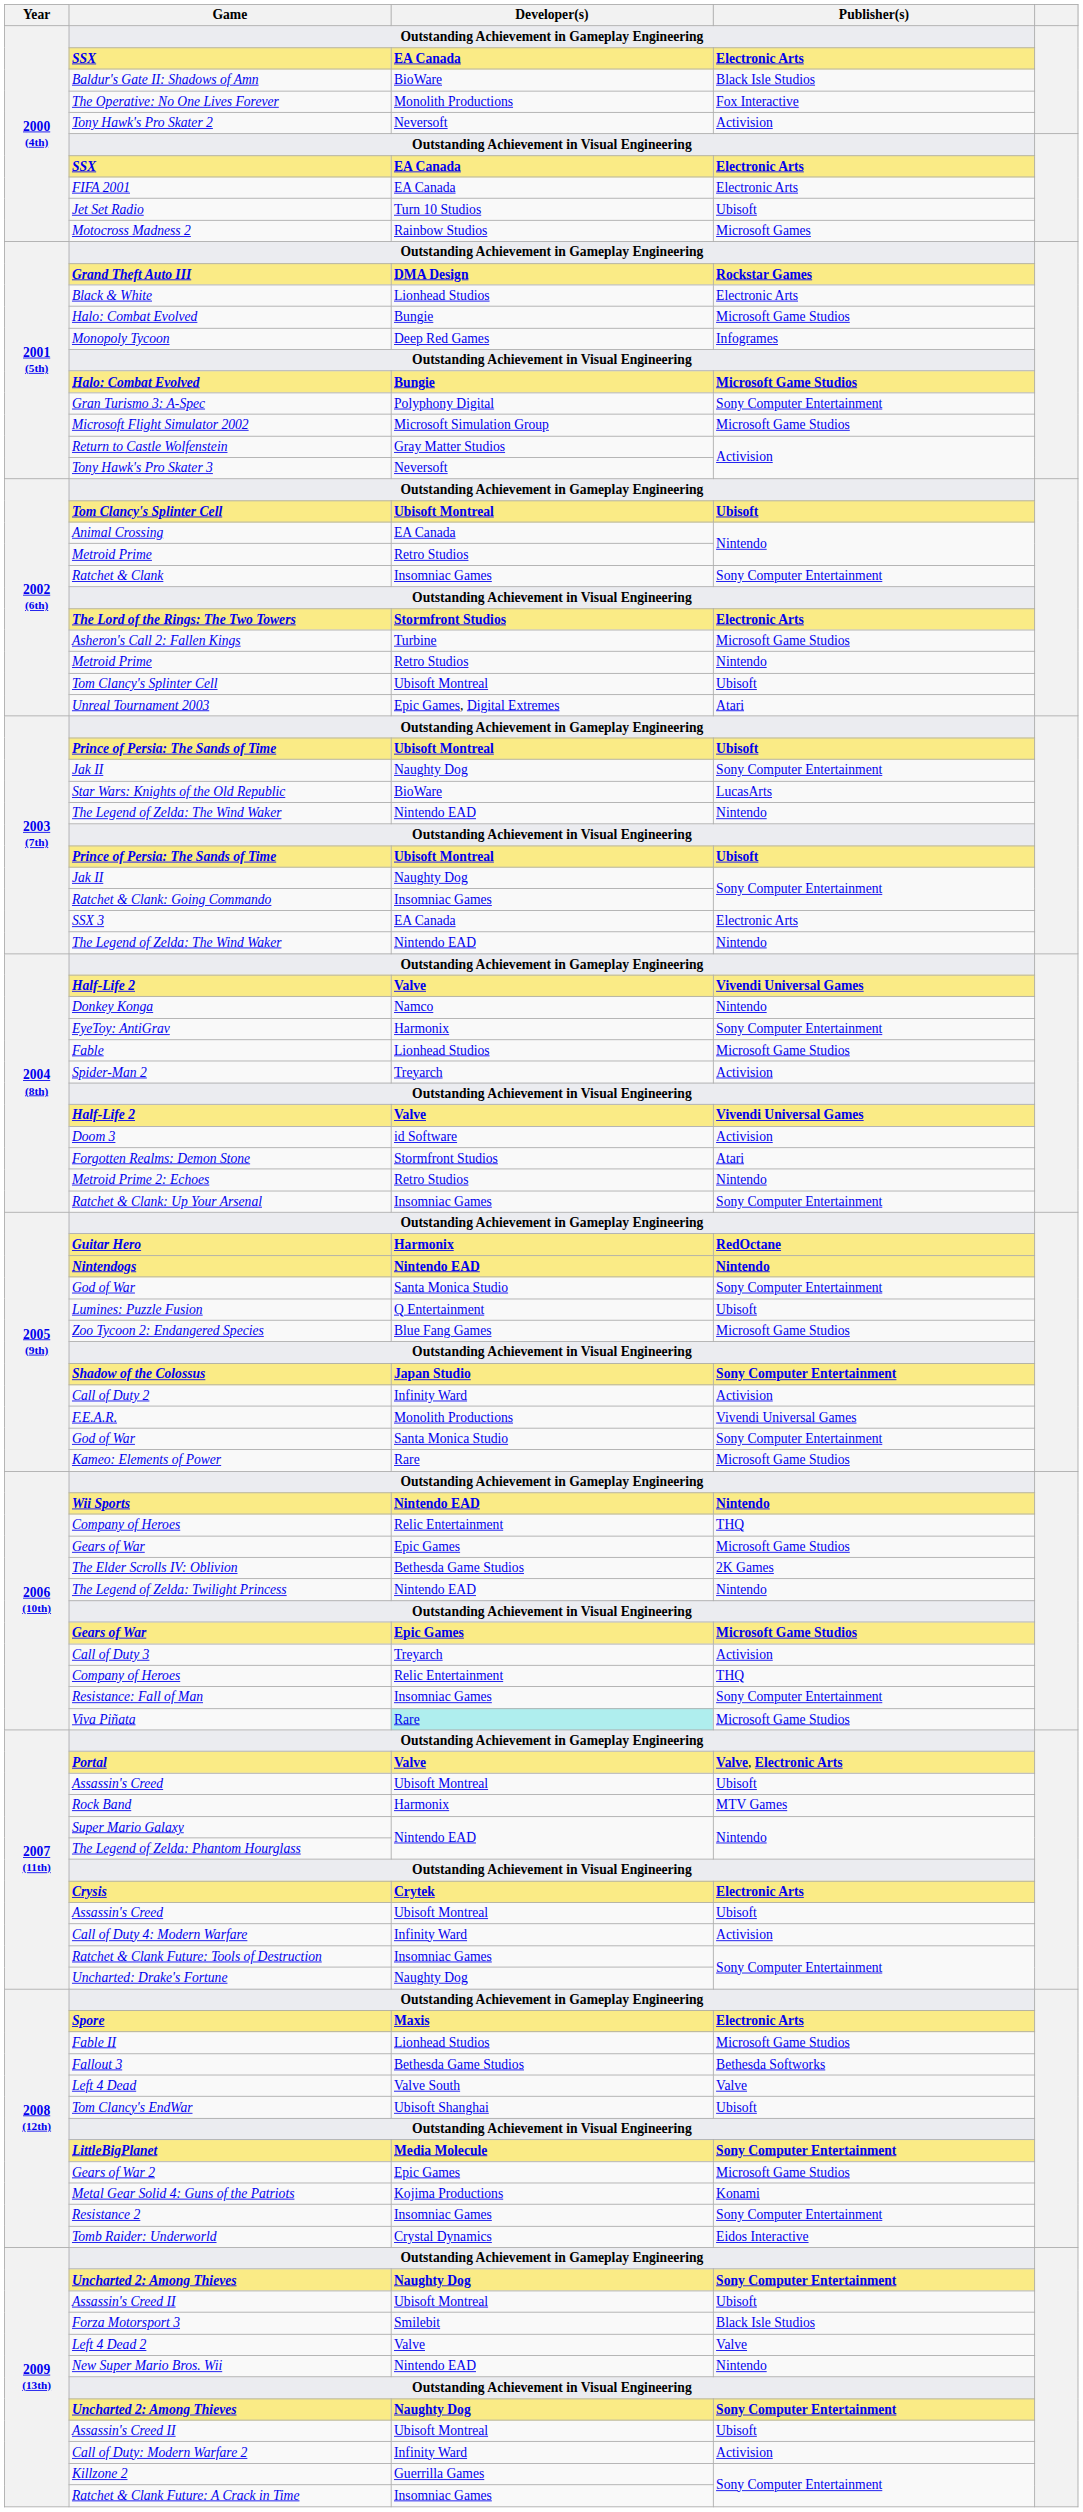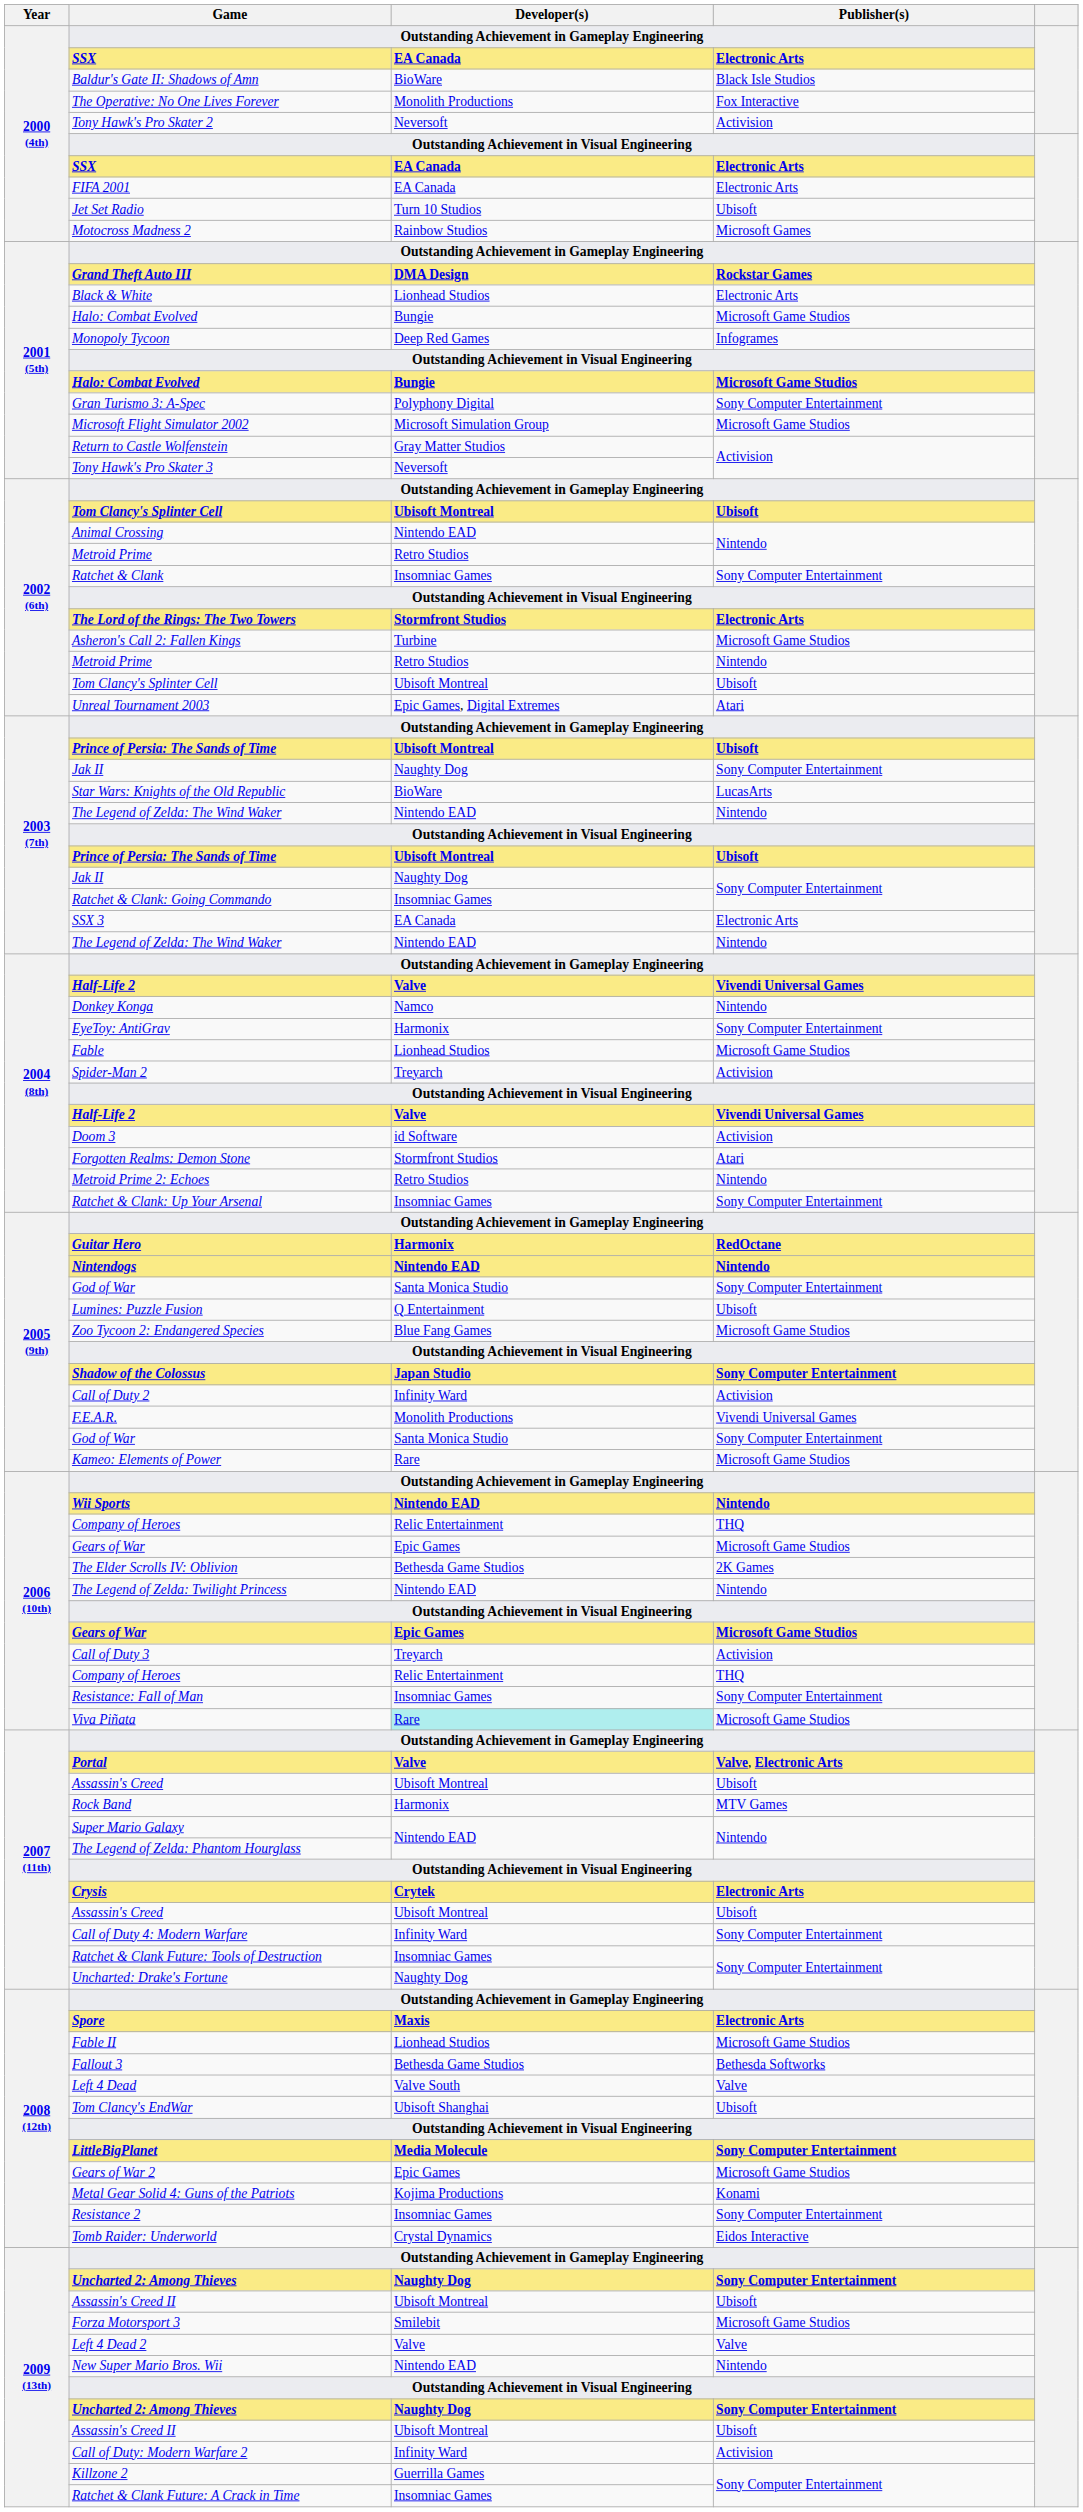(425, 532) EA Canada -> (435, 532) Nintendo EAD
(744, 1934) Activision -> (799, 1934) Sony Computer Entertainment
(766, 2323) Black Isle Studios -> (783, 2323) Microsoft Game Studios
